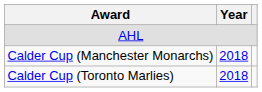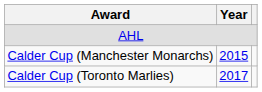(234, 55) 2018 -> (234, 55) 2015
(234, 76) 2018 -> (234, 76) 2017
